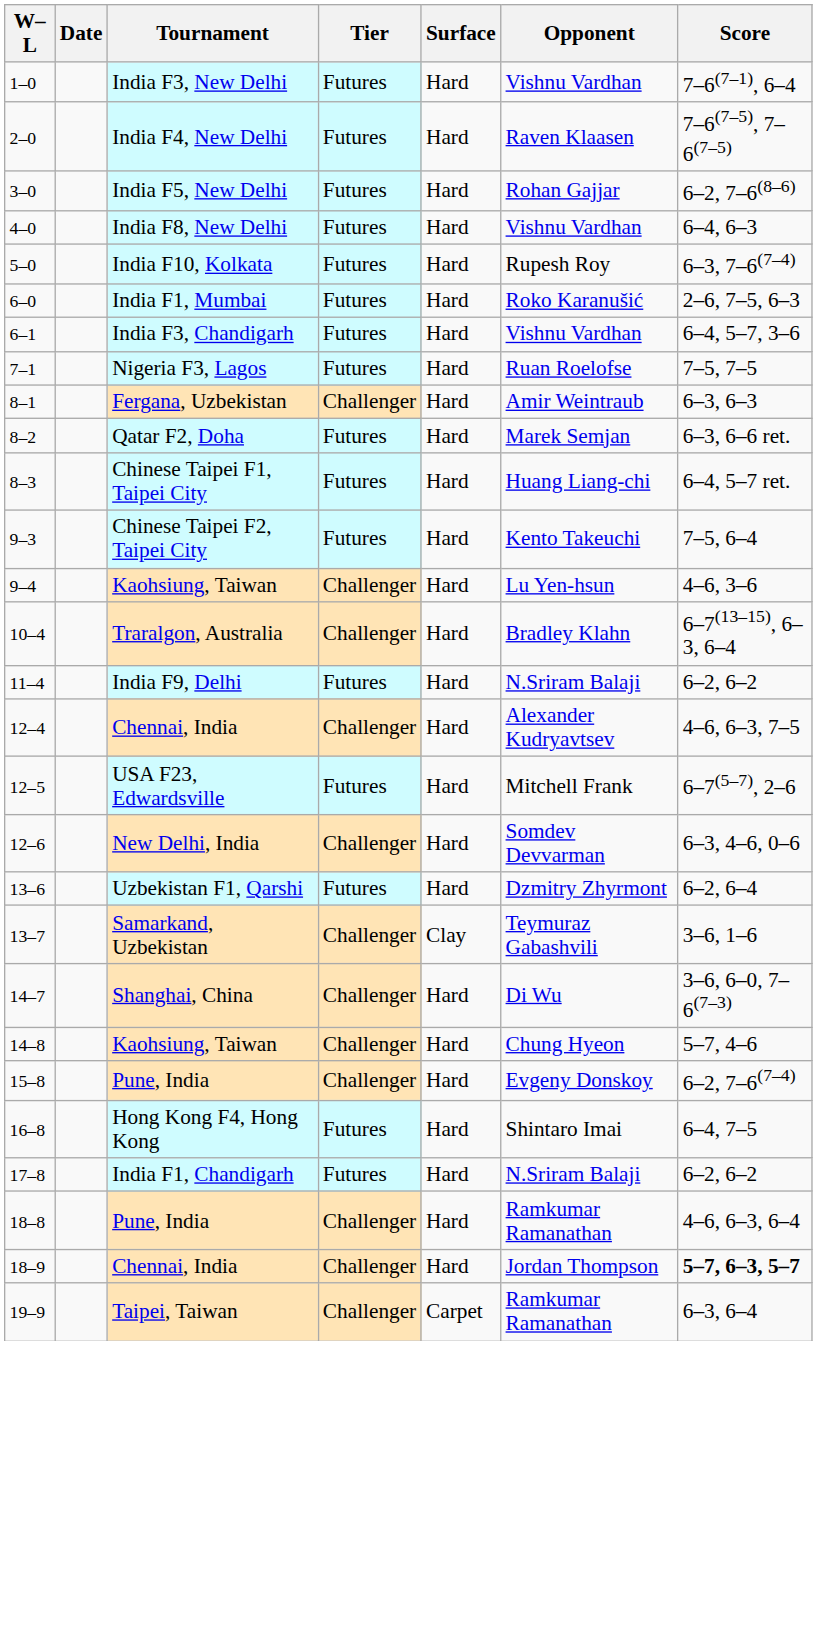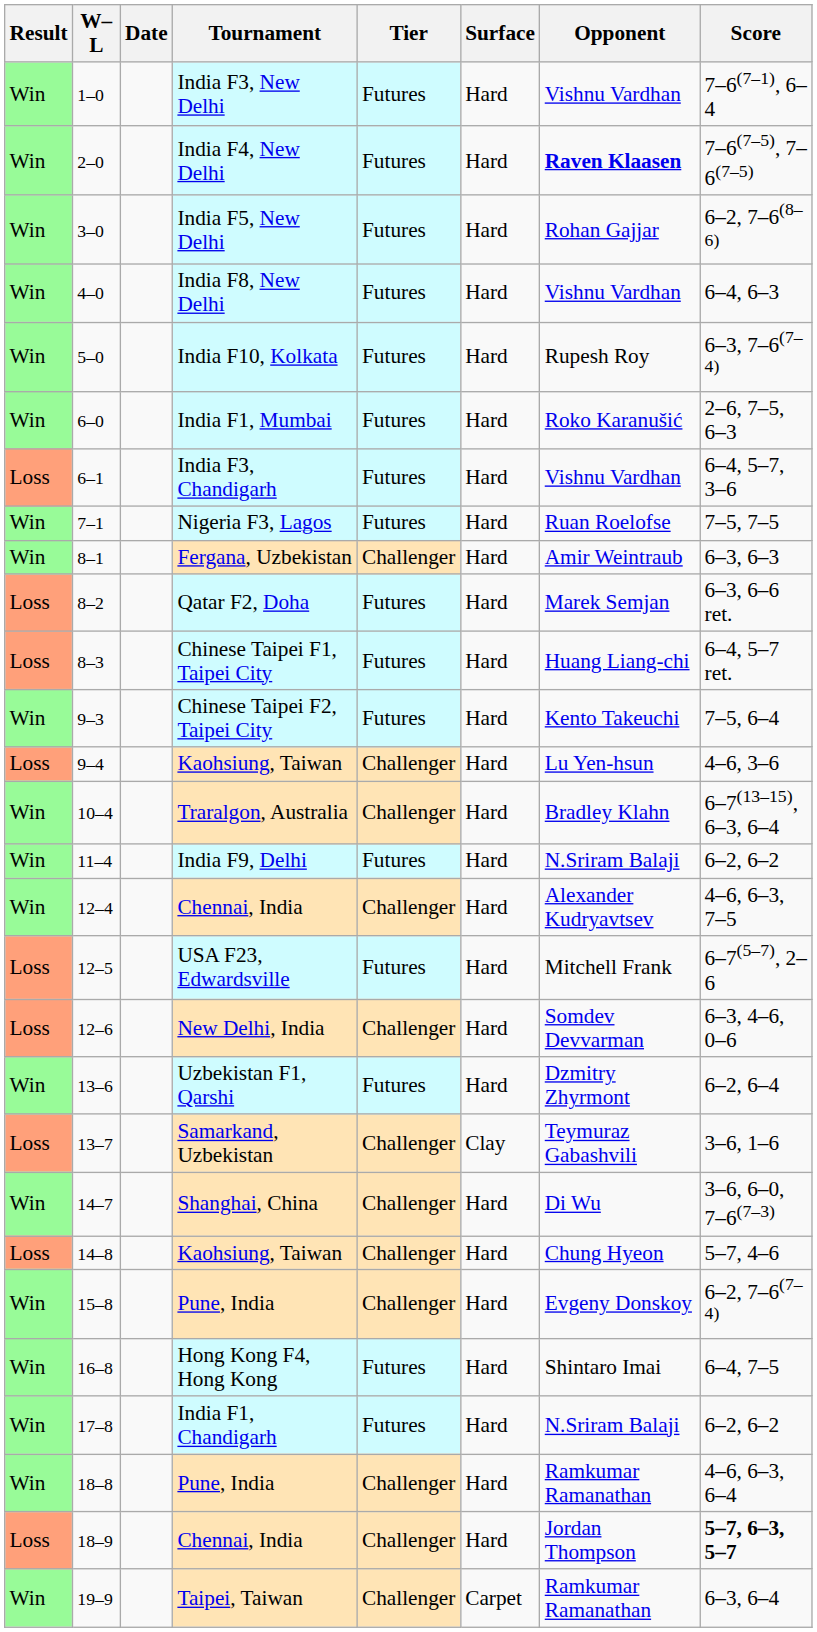+ column: (39, 33)
(570, 136) normal -> (613, 160) bold
